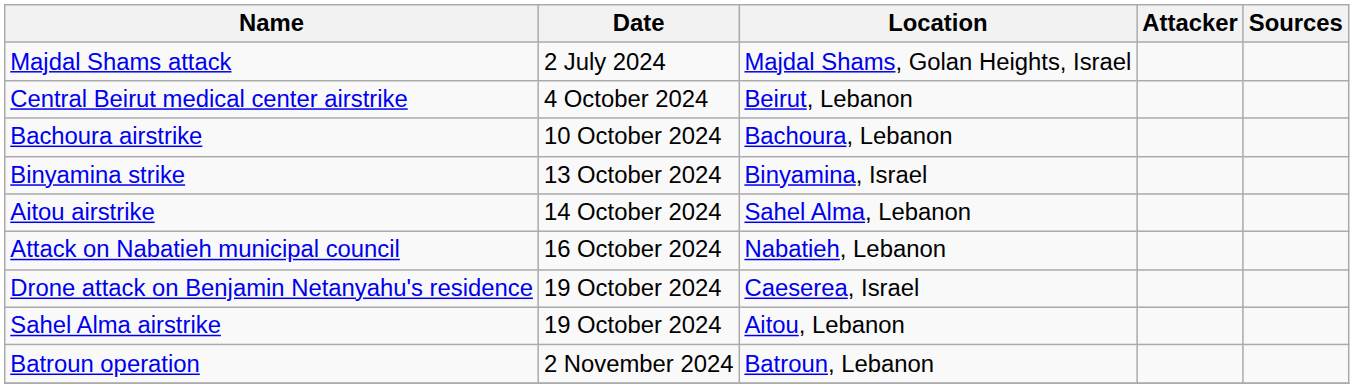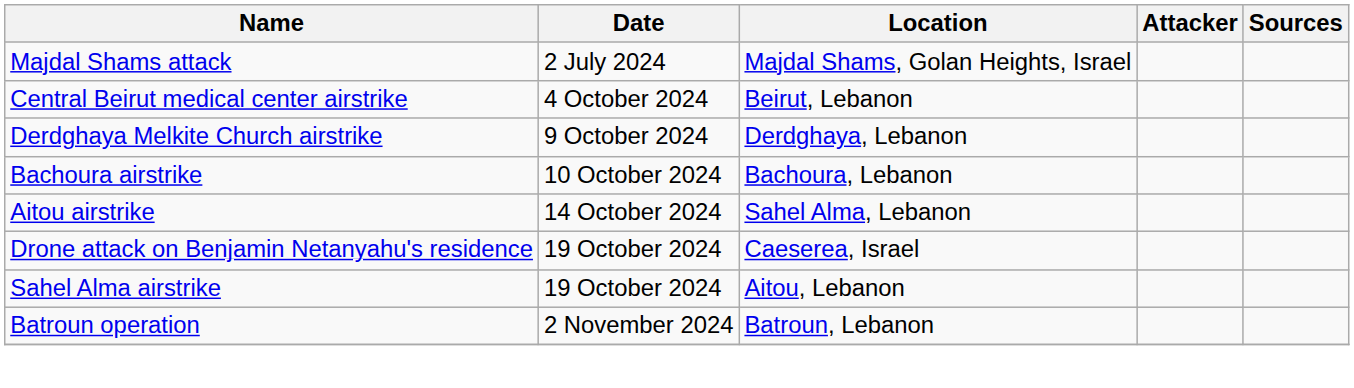+ row: (196, 136)
- row: (98, 174)
- row: (205, 250)
